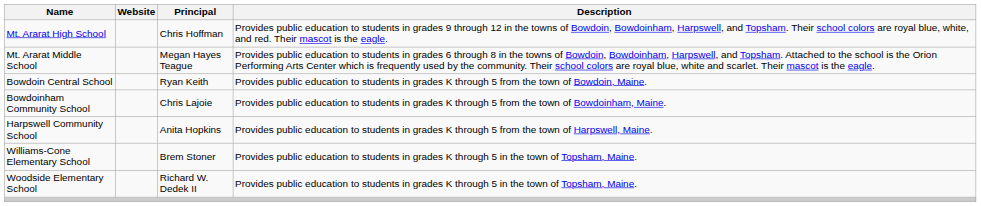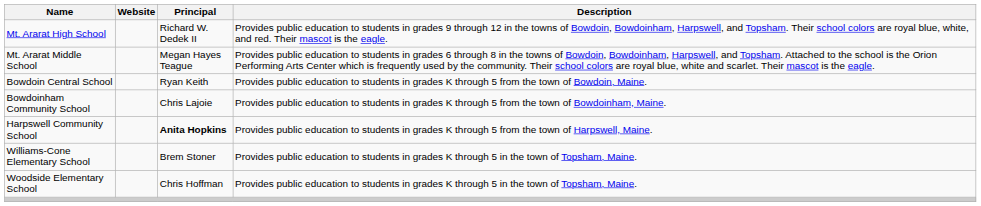(191, 33) Chris Hoffman -> (184, 33) Richard W. Dedek II
(190, 130) normal -> (193, 130) bold
(184, 183) Richard W. Dedek II -> (191, 183) Chris Hoffman
